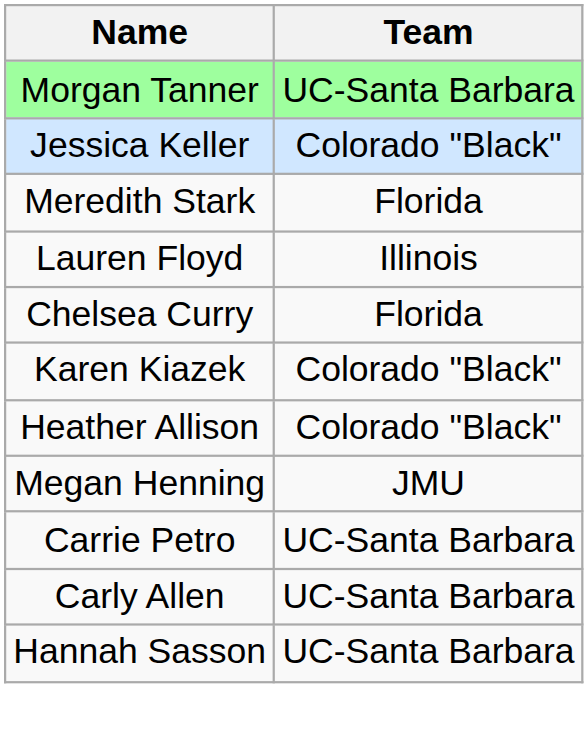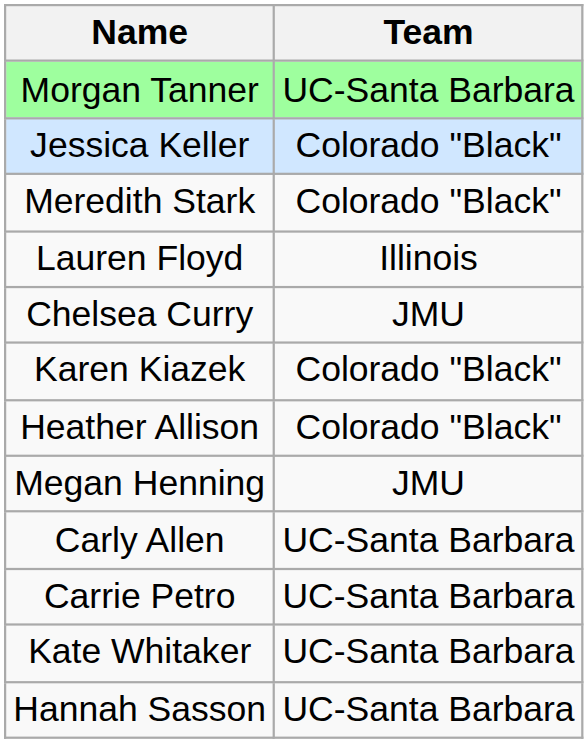(429, 201) Florida -> (429, 201) Colorado "Black"
(429, 314) Florida -> (429, 314) JMU
rows swapped: (140, 595) <-> (140, 539)
+ row: (140, 652)
